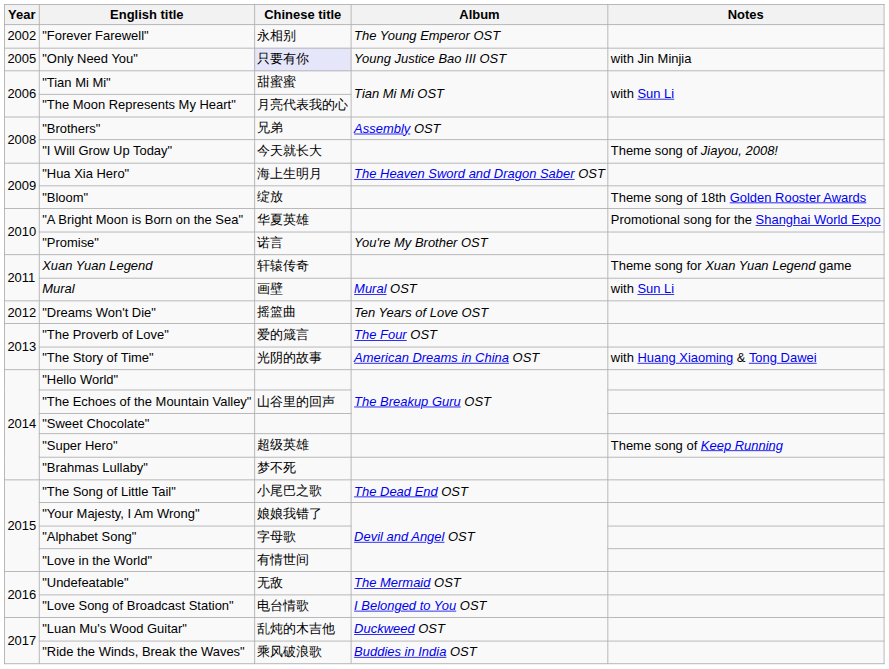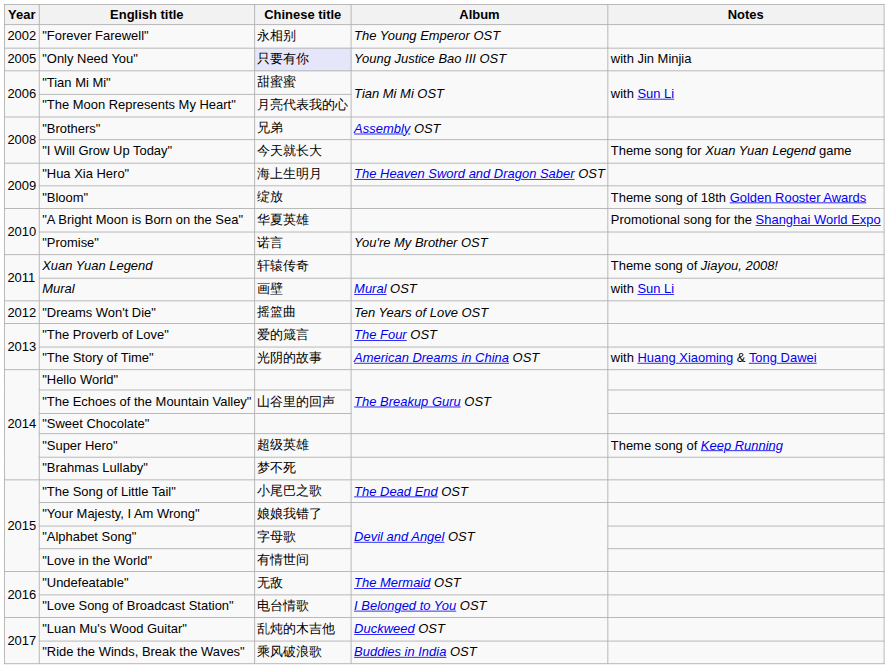(694, 151) Theme song of Jiayou, 2008! -> (731, 151) Theme song for Xuan Yuan Legend game
(731, 266) Theme song for Xuan Yuan Legend game -> (694, 266) Theme song of Jiayou, 2008!
